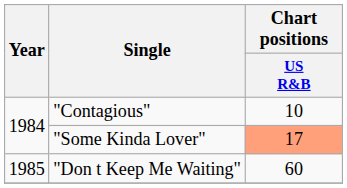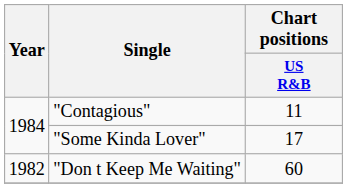(294, 111) 10 -> (294, 111) 11
(294, 139) lightsalmon background -> (294, 139) no background
(27, 168) 1985 -> (27, 168) 1982
